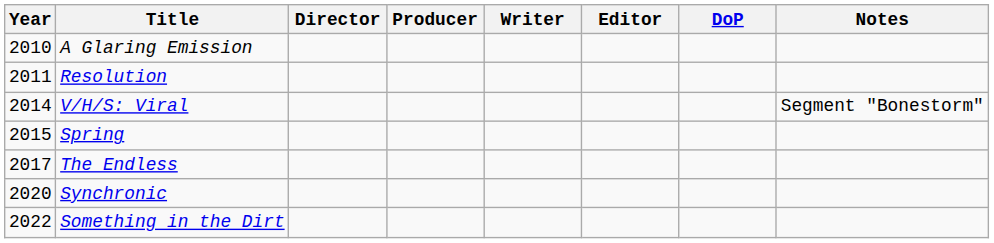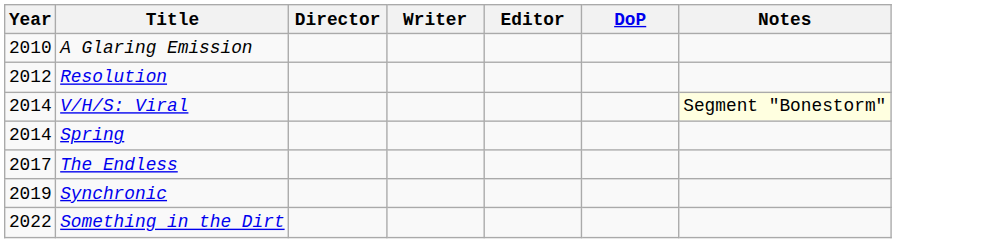- column: (435, 19)
(30, 77) 2011 -> (30, 77) 2012
(882, 106) no background -> (785, 106) lightyellow background
(30, 135) 2015 -> (30, 135) 2014
(30, 193) 2020 -> (30, 193) 2019
